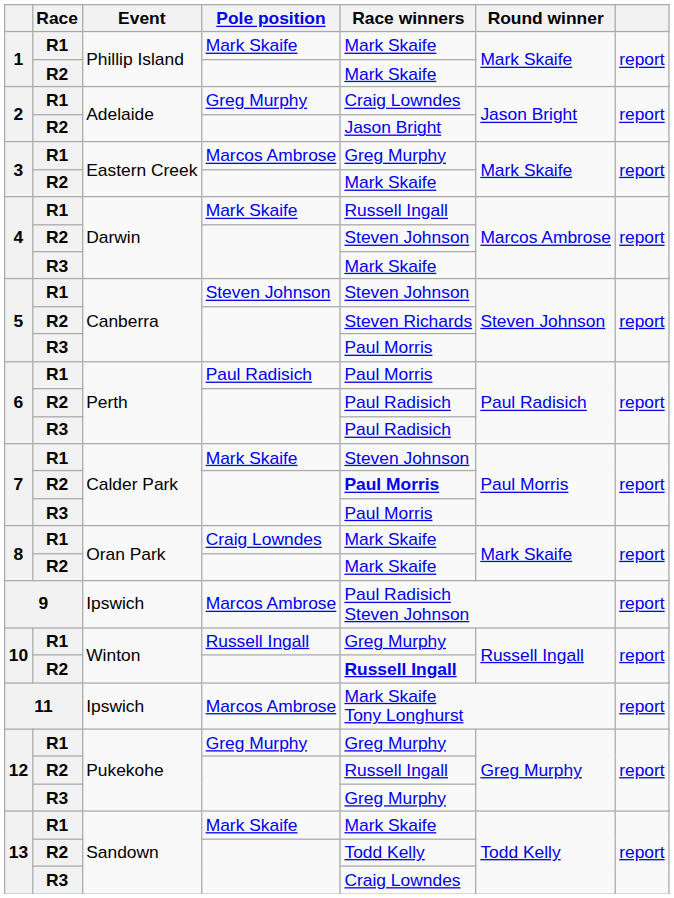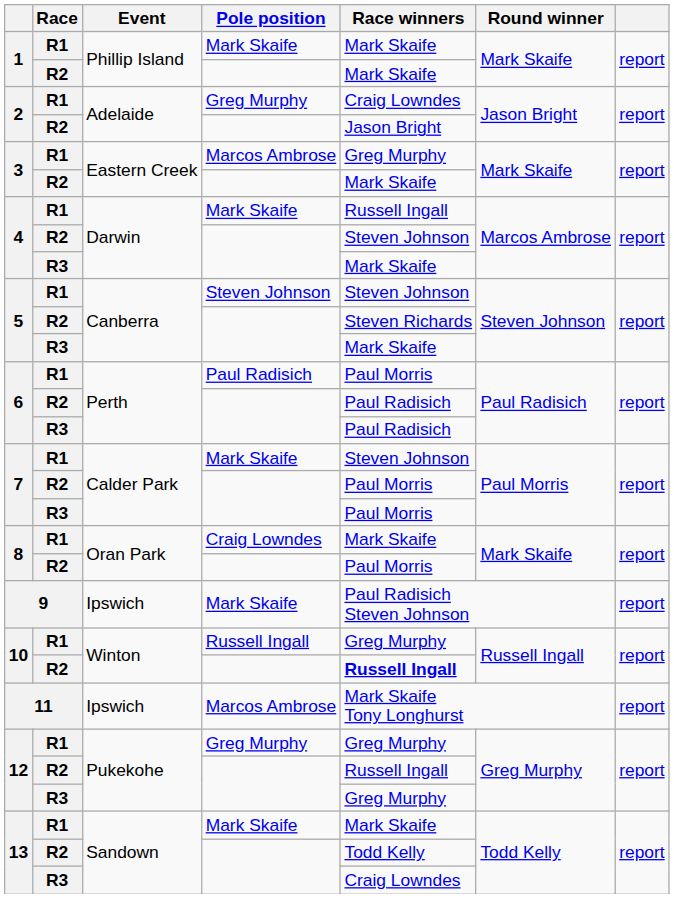(388, 347) Paul Morris -> (390, 347) Mark Skaife
(392, 484) bold -> (388, 484) normal
(390, 567) Mark Skaife -> (388, 567) Paul Morris
(271, 604) Marcos Ambrose -> (252, 604) Mark Skaife
